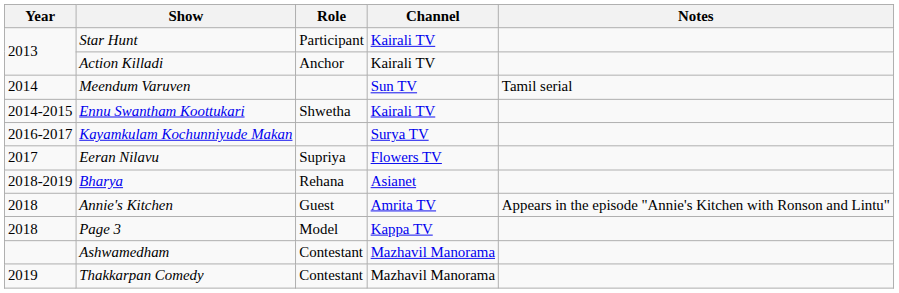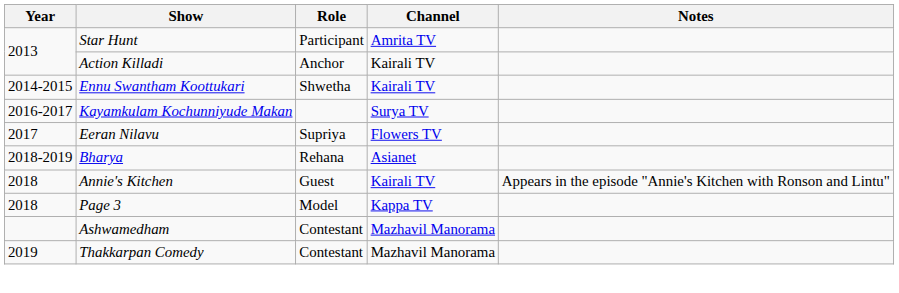(403, 39) Kairali TV -> (403, 39) Amrita TV
- row: (135, 87)
(403, 205) Amrita TV -> (403, 181) Kairali TV
